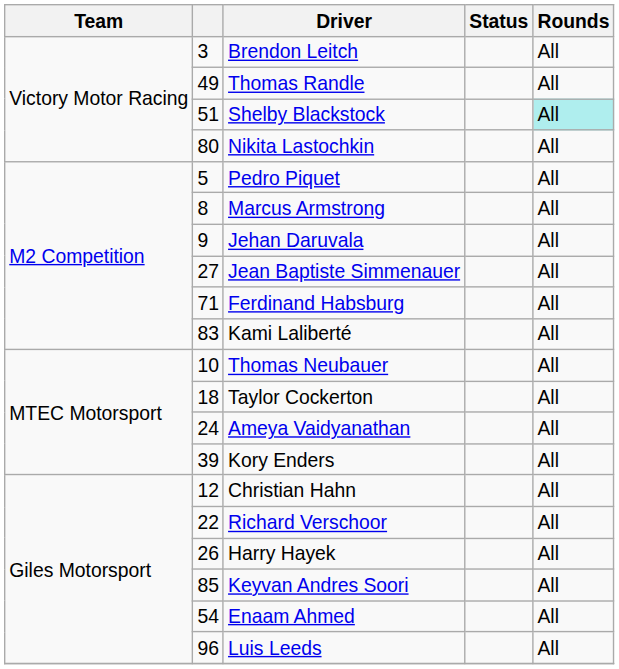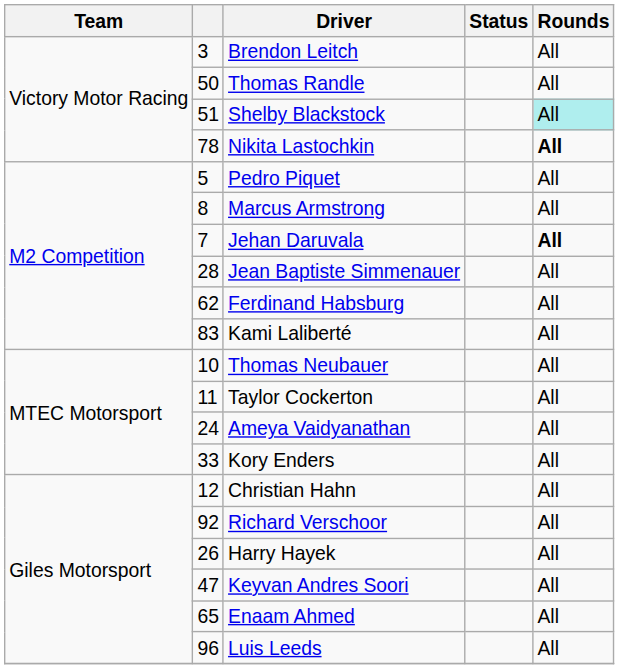(208, 83) 49 -> (208, 83) 50
(208, 146) 80 -> (208, 146) 78
(548, 146) normal -> (550, 146) bold
(203, 240) 9 -> (203, 240) 7
(548, 240) normal -> (550, 240) bold
(208, 271) 27 -> (208, 271) 28
(208, 303) 71 -> (208, 303) 62
(208, 397) 18 -> (207, 397) 11
(208, 459) 39 -> (208, 459) 33
(208, 522) 22 -> (208, 522) 92
(208, 585) 85 -> (208, 585) 47
(208, 616) 54 -> (208, 616) 65
